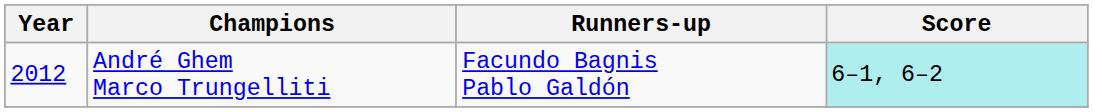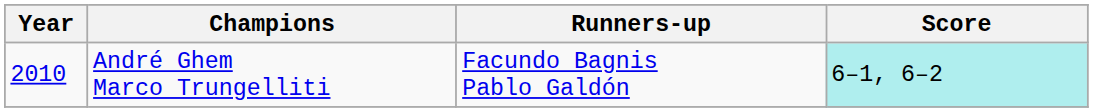(38, 75) 2012 -> (38, 75) 2010
